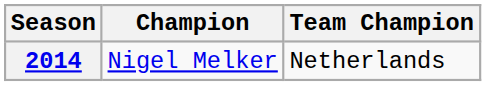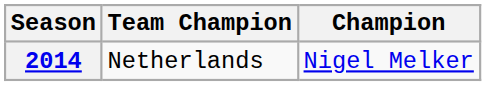columns swapped: (193, 24) <-> (382, 24)
